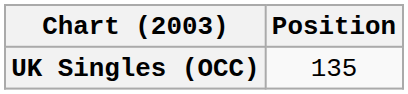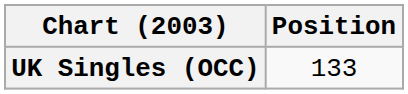(334, 68) 135 -> (334, 68) 133
